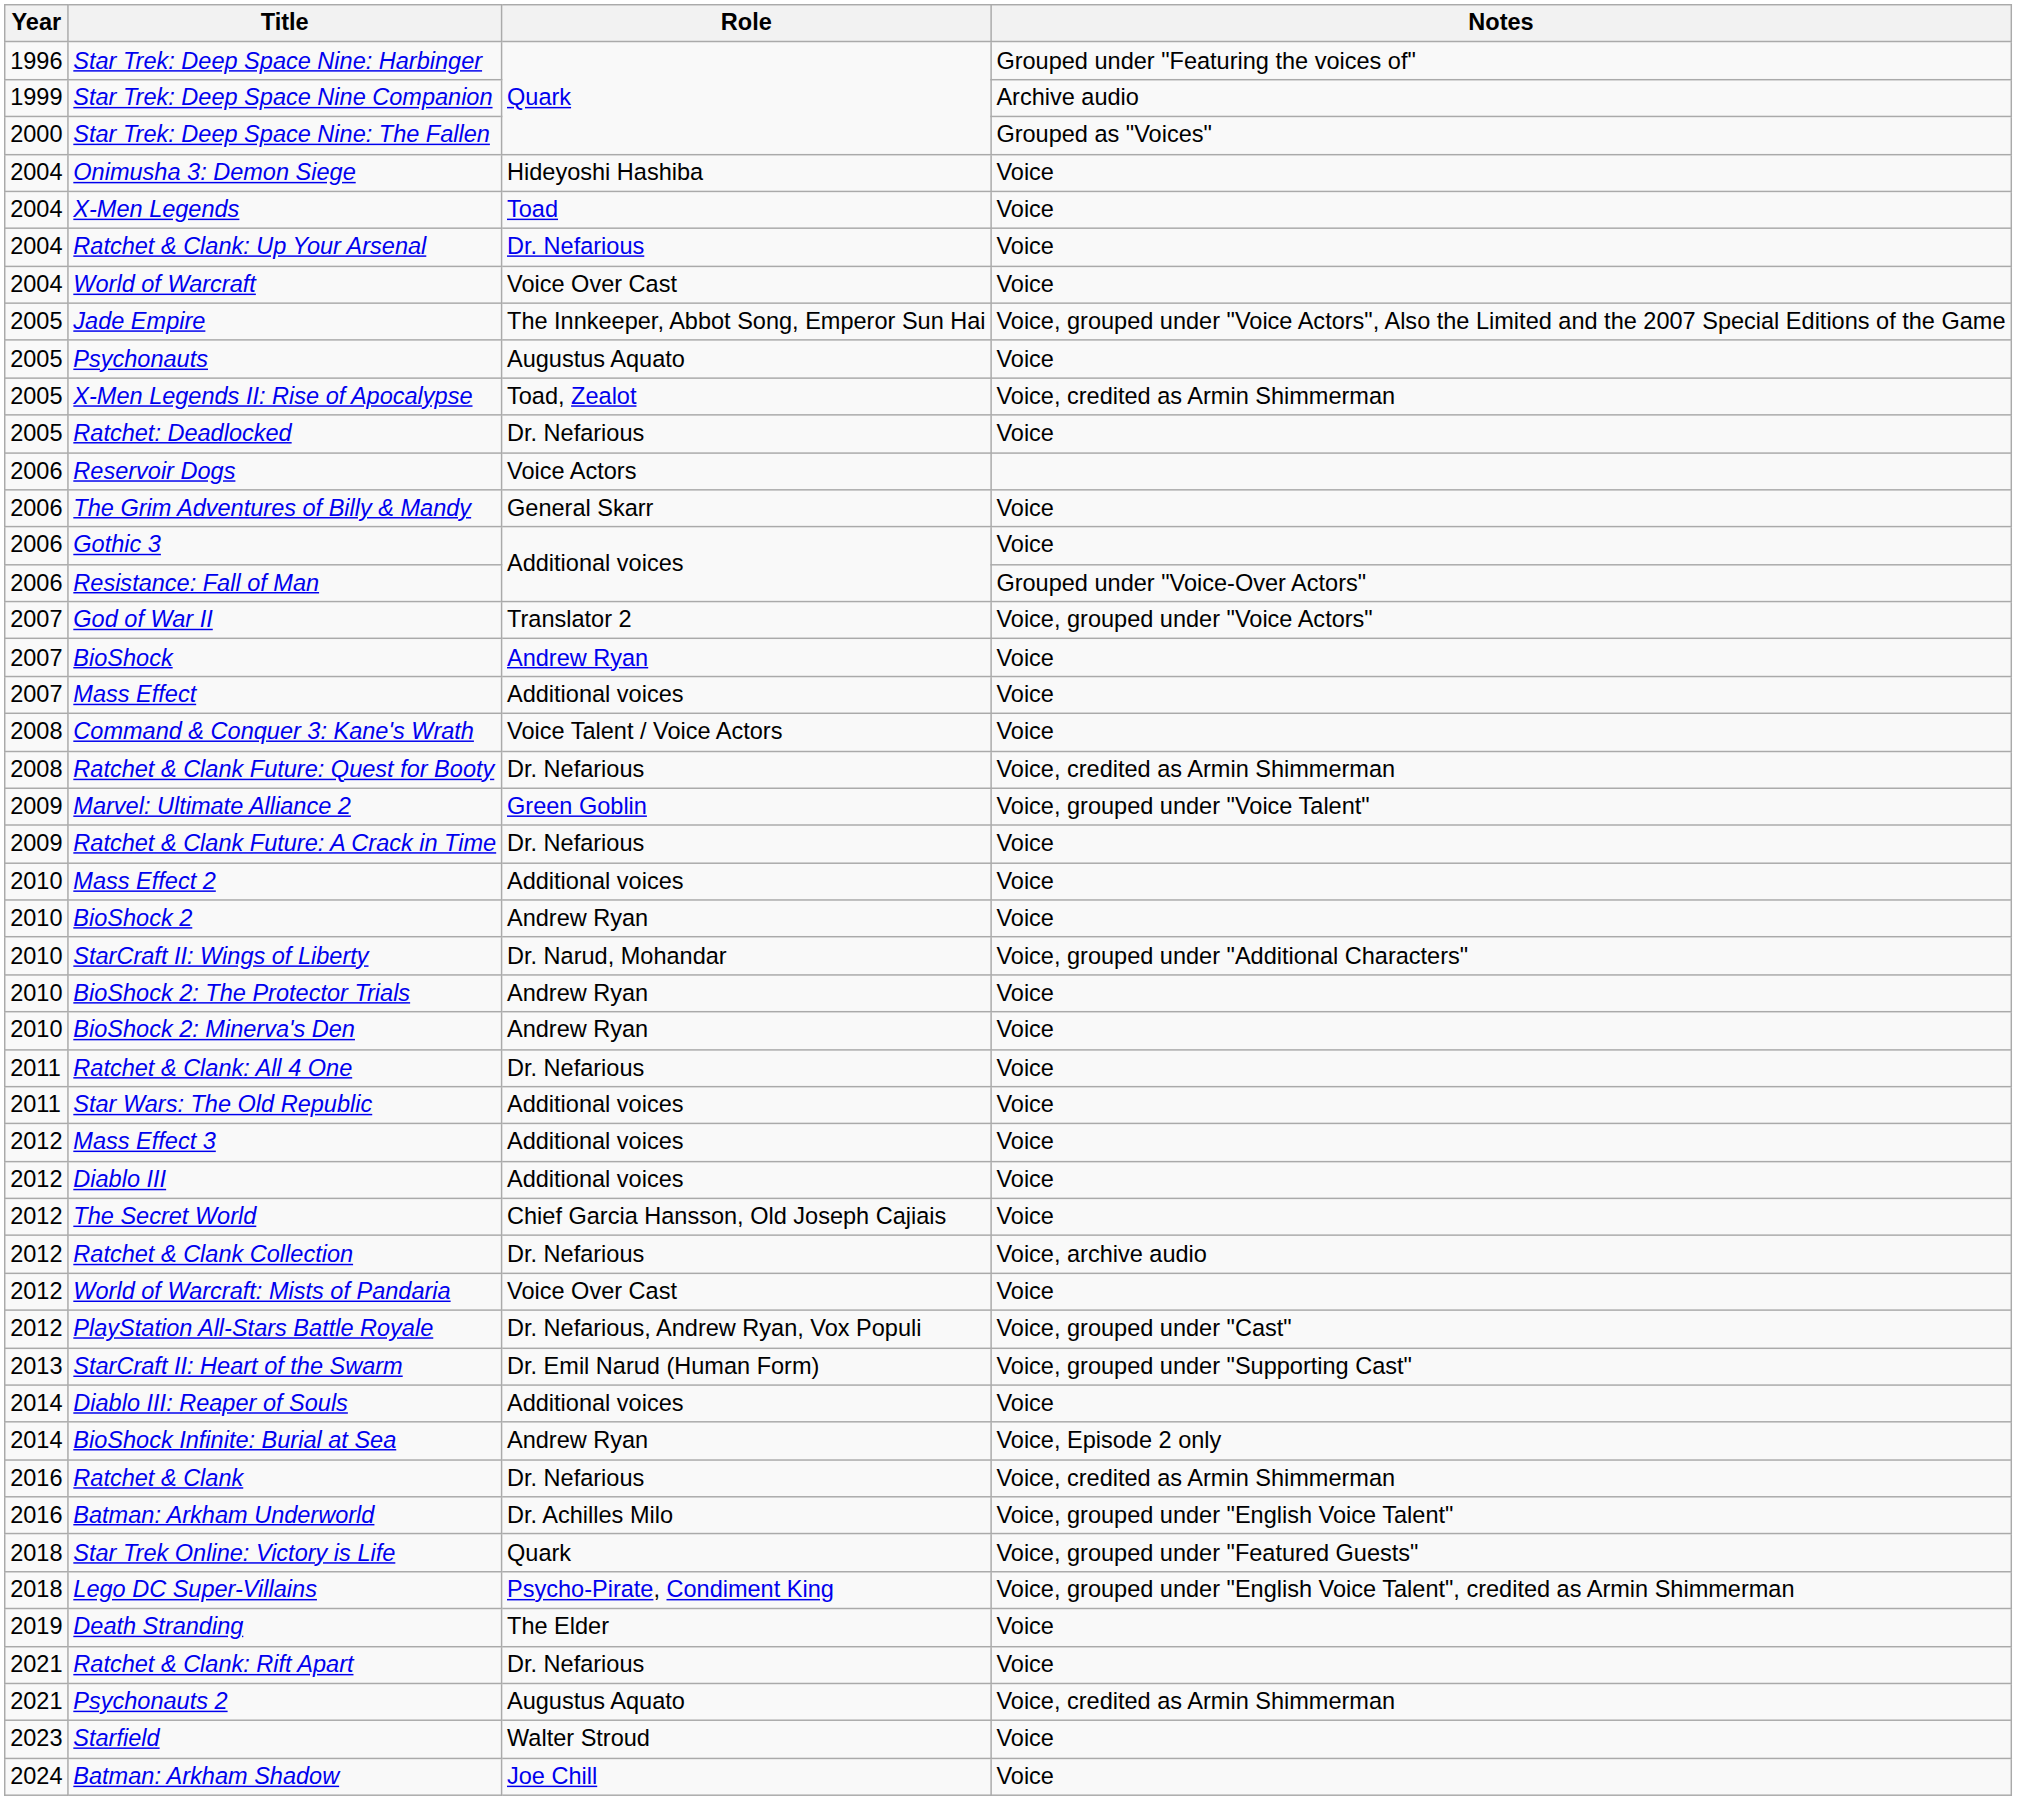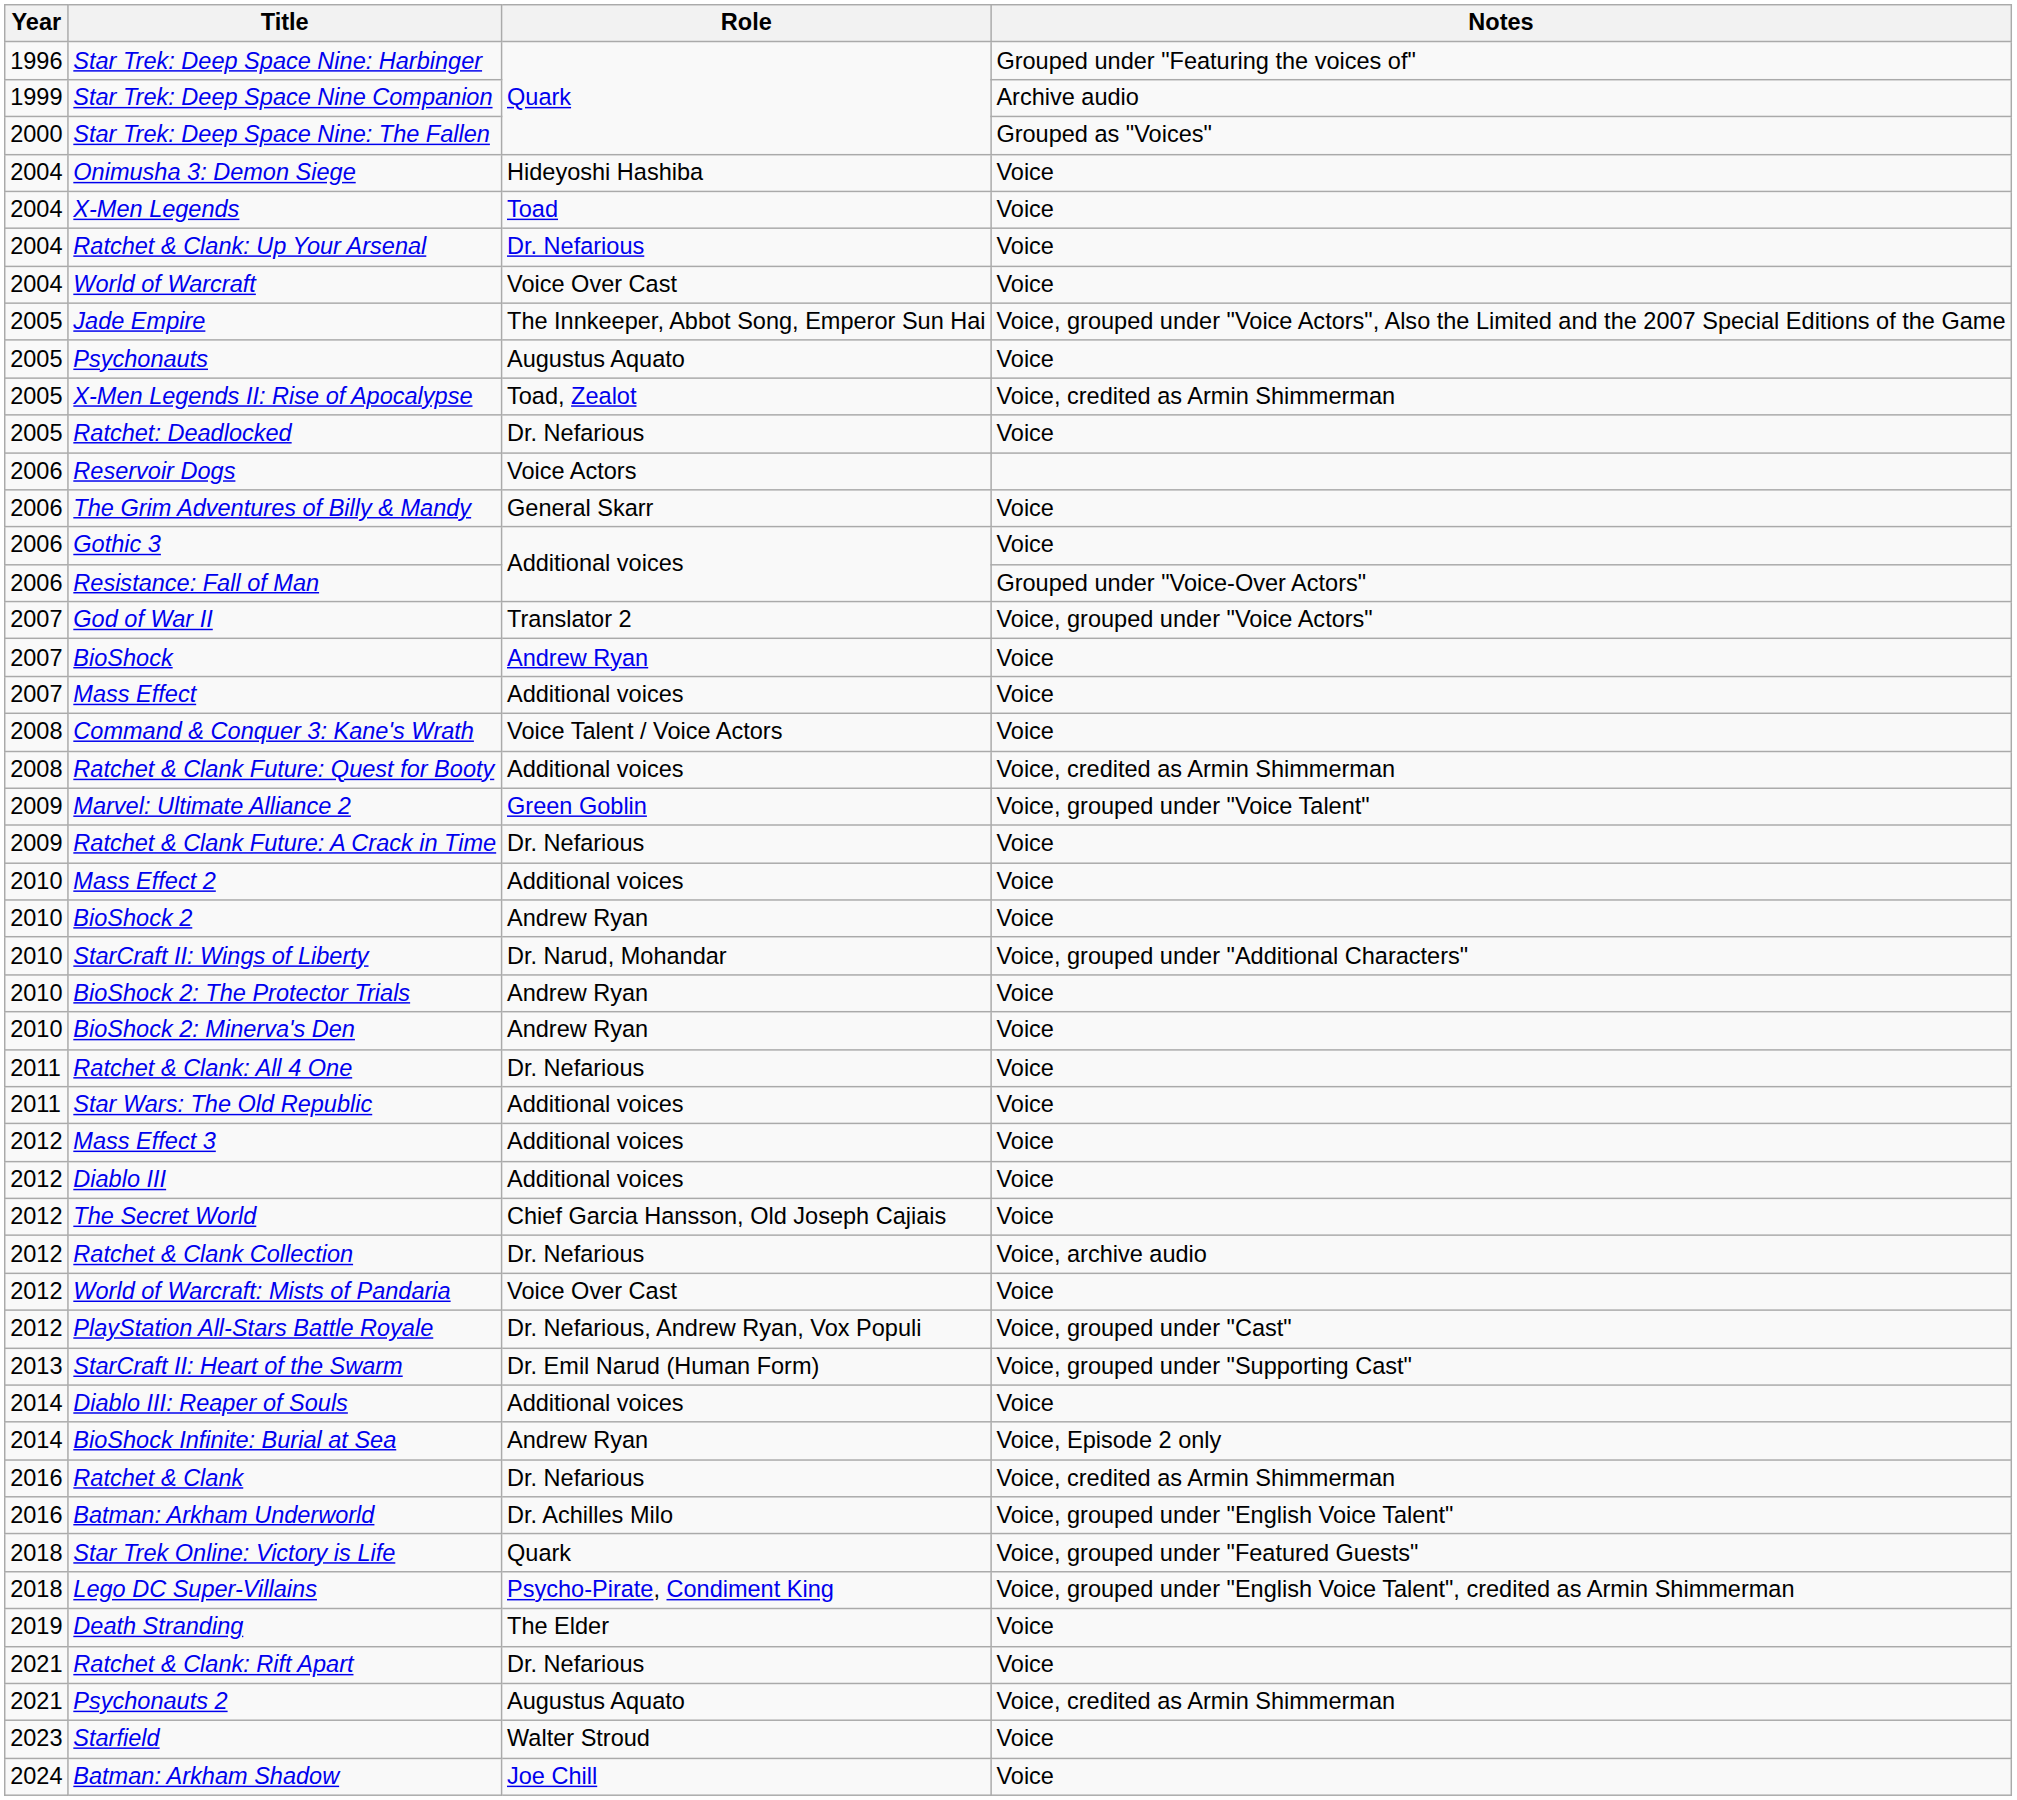(576, 769) Dr. Nefarious -> (595, 769) Additional voices
